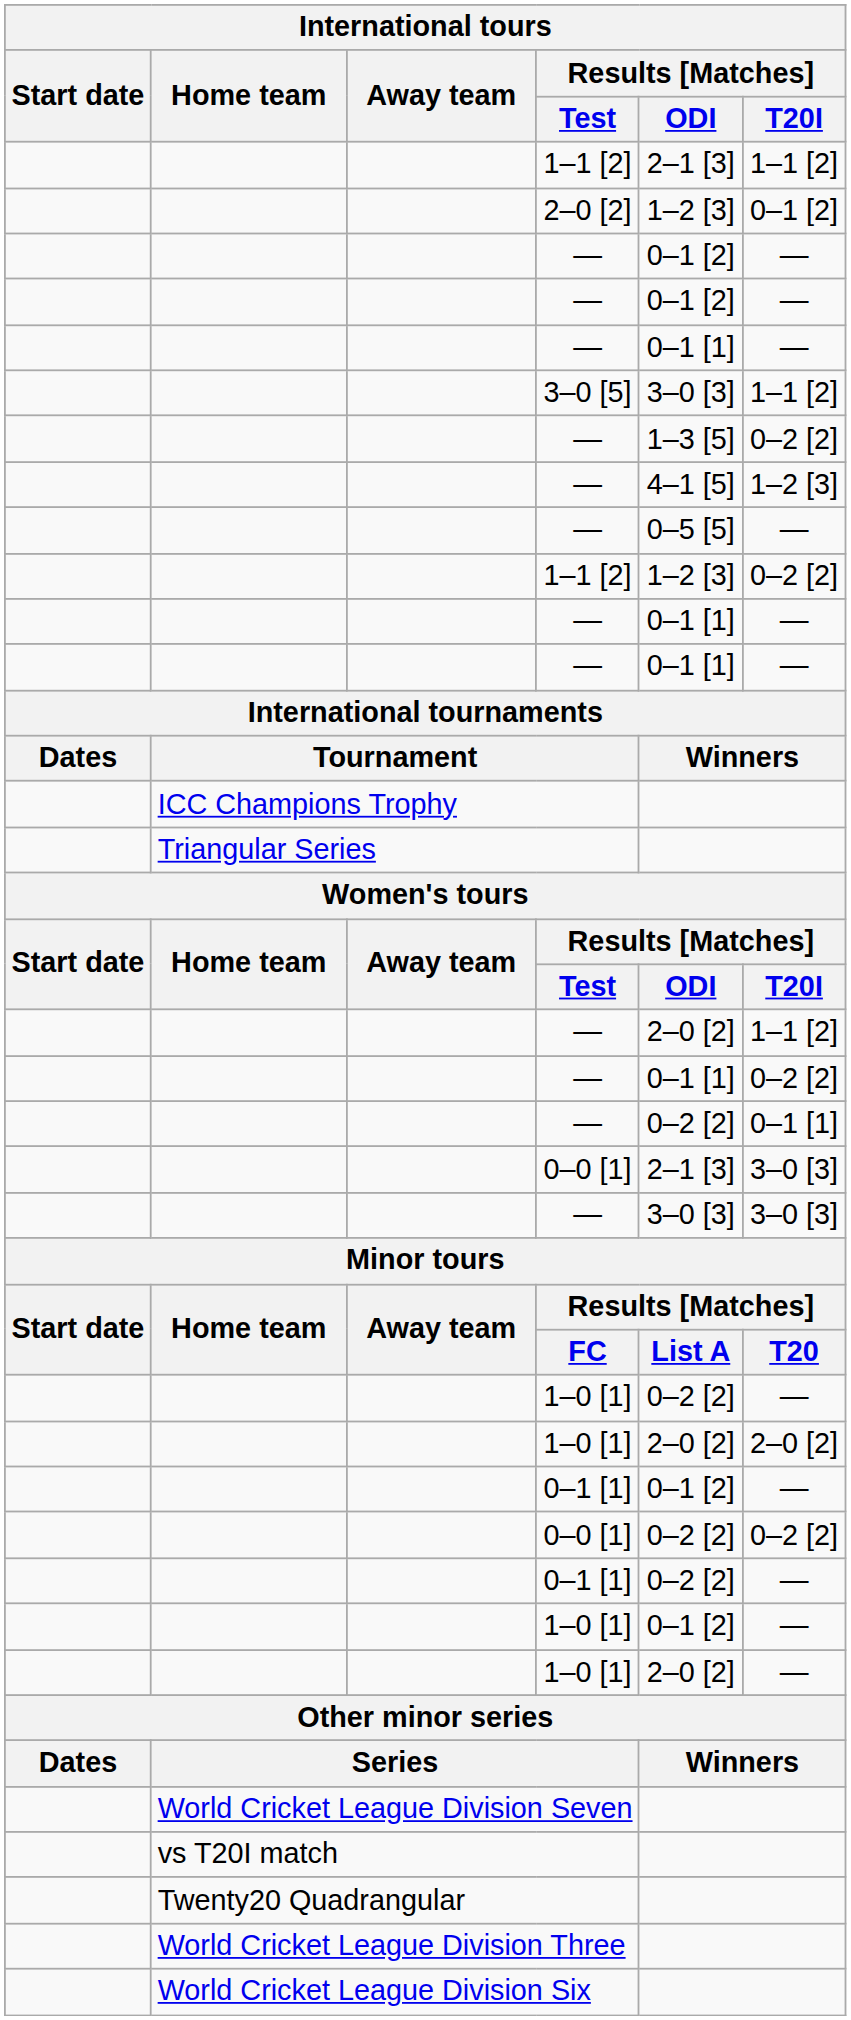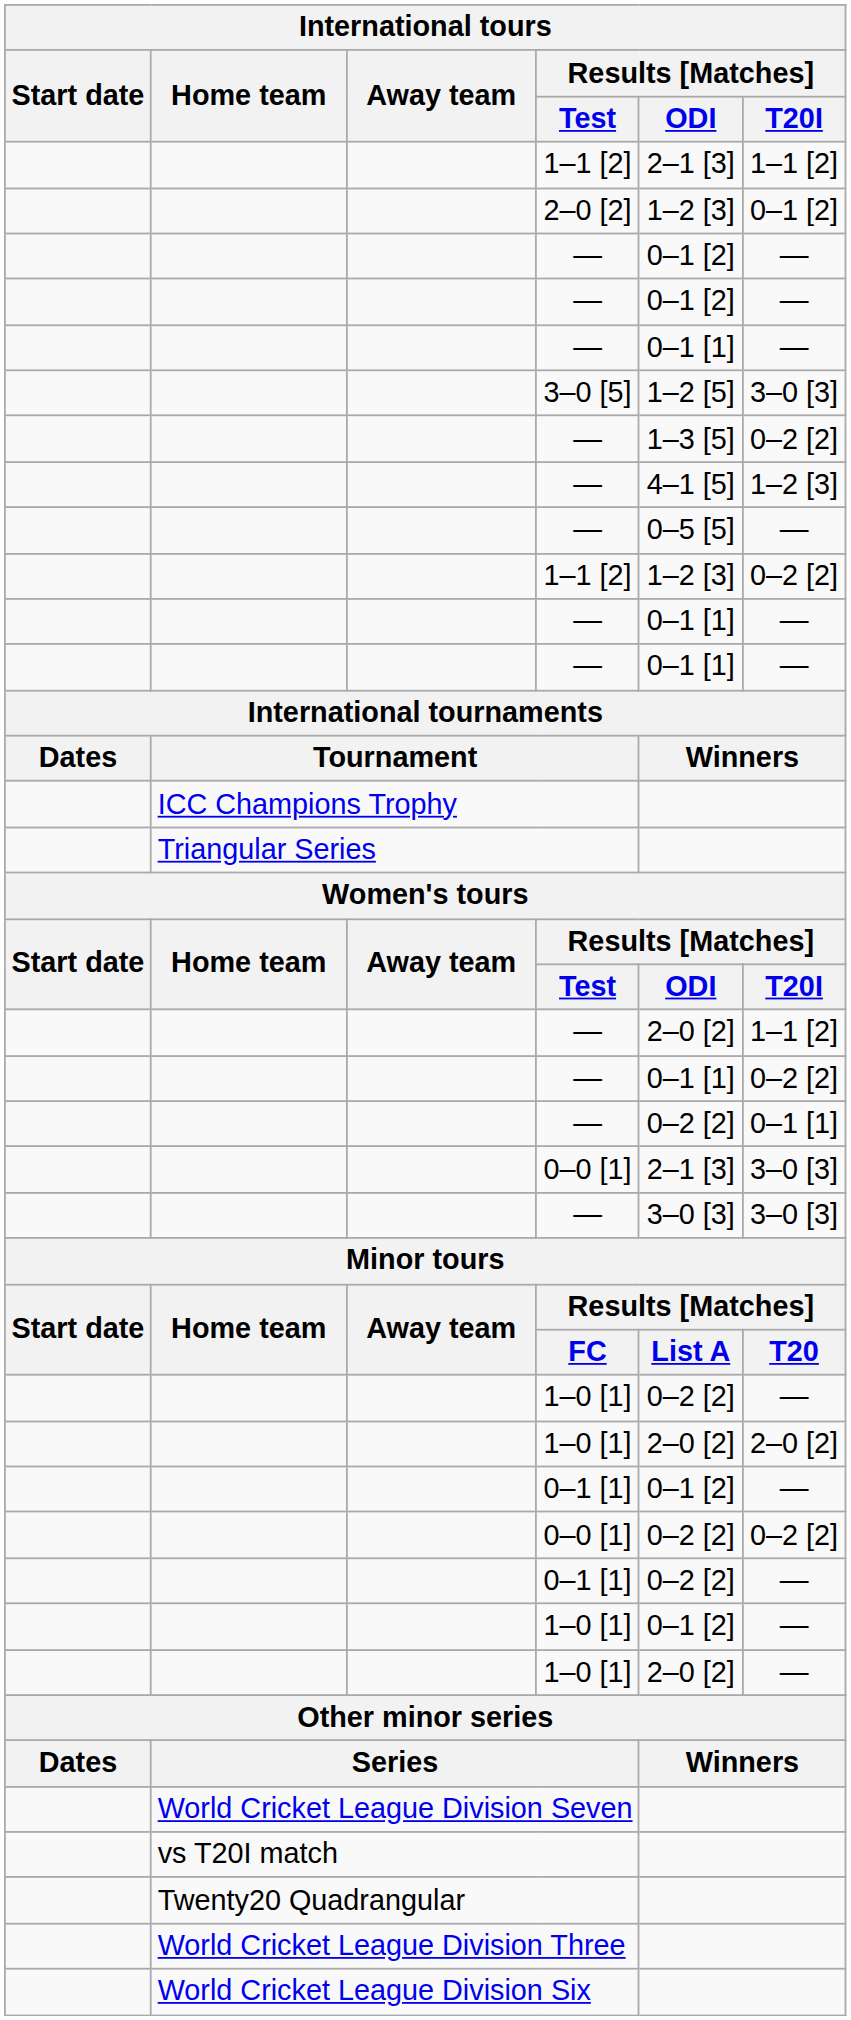(691, 392) 3–0 [3] -> (691, 392) 1–2 [5]
(794, 392) 1–1 [2] -> (794, 392) 3–0 [3]
